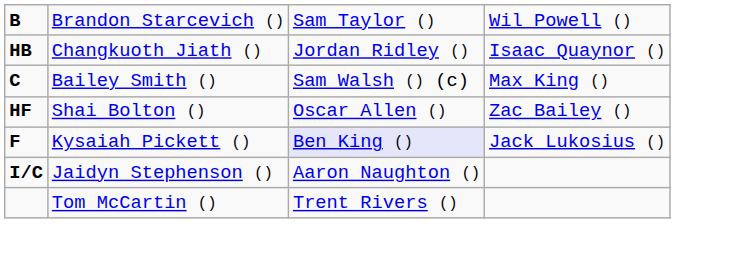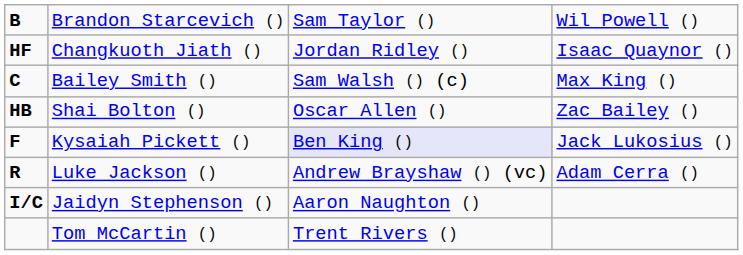(20, 50) HB -> (20, 50) HF
(20, 112) HF -> (20, 112) HB
+ row: (134, 173)
